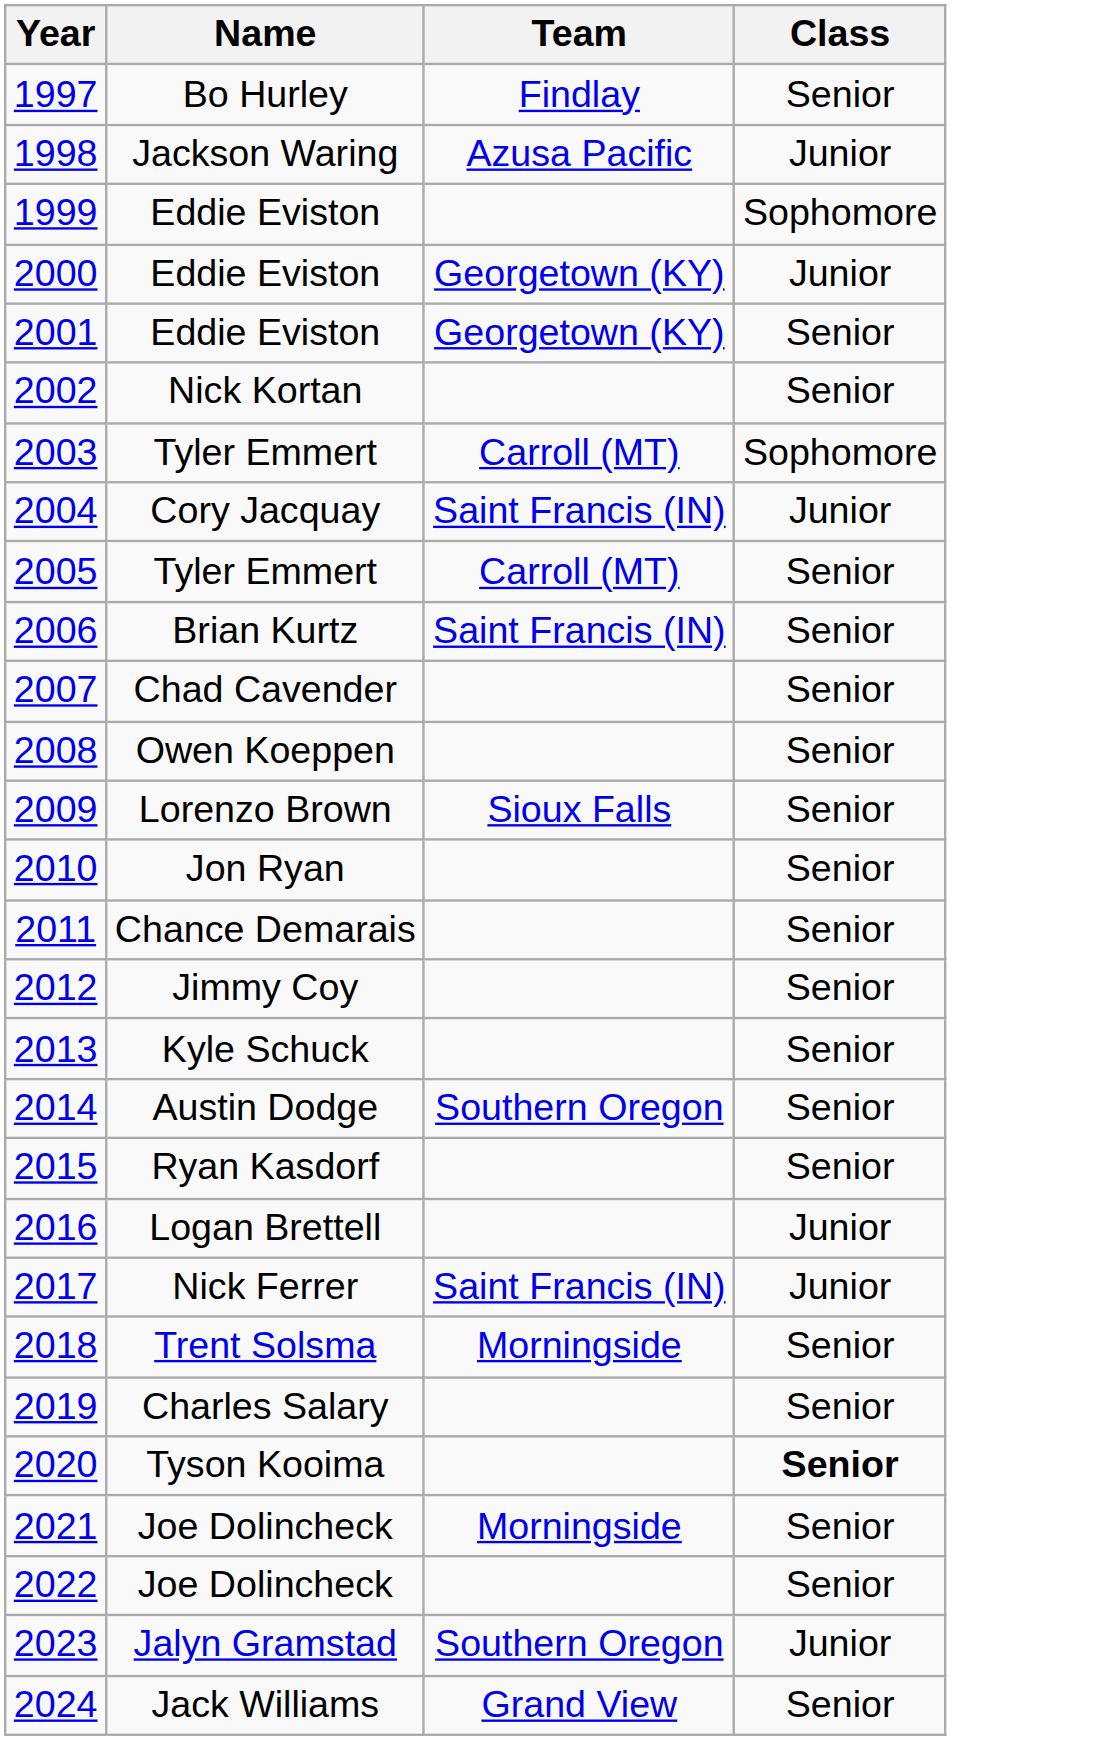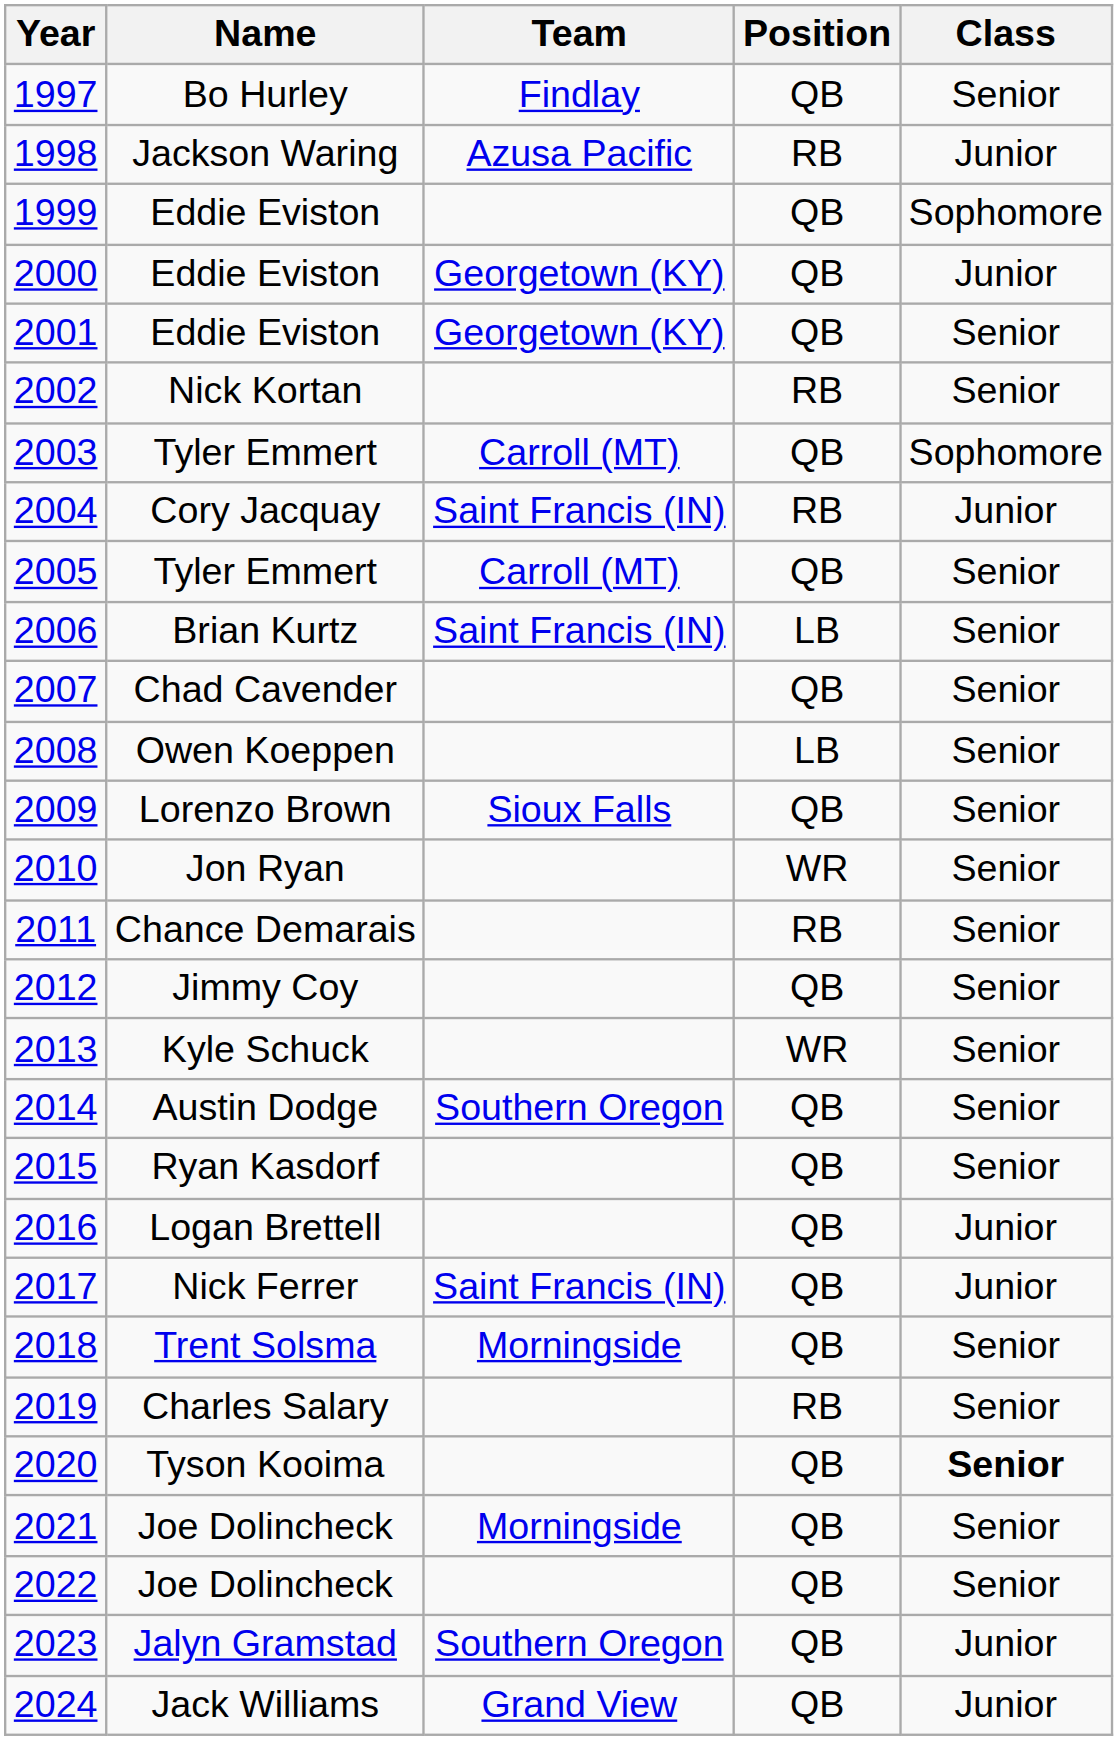+ column: (817, 34)
(840, 1703) Senior -> (1006, 1703) Junior
